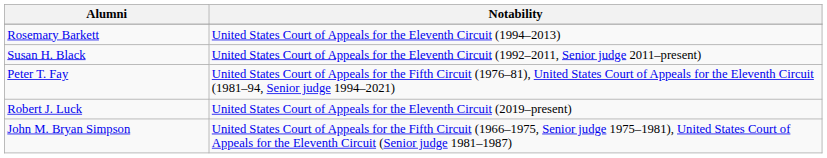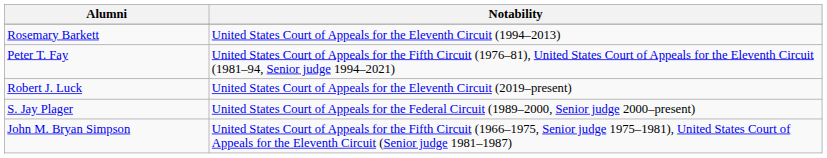- row: (46, 54)
+ row: (40, 108)
